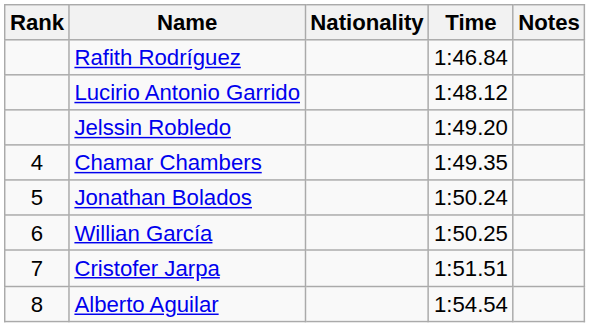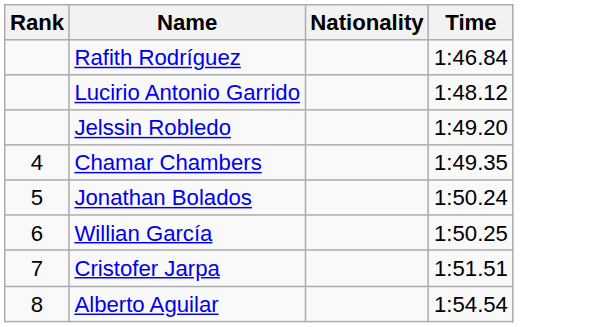- column: (549, 22)
